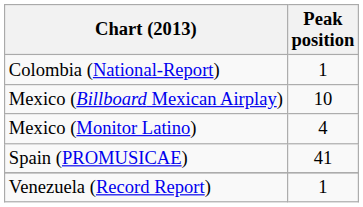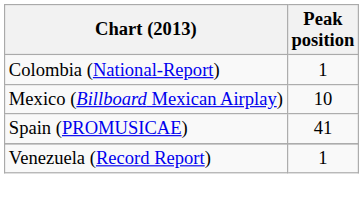- row: (103, 128)
